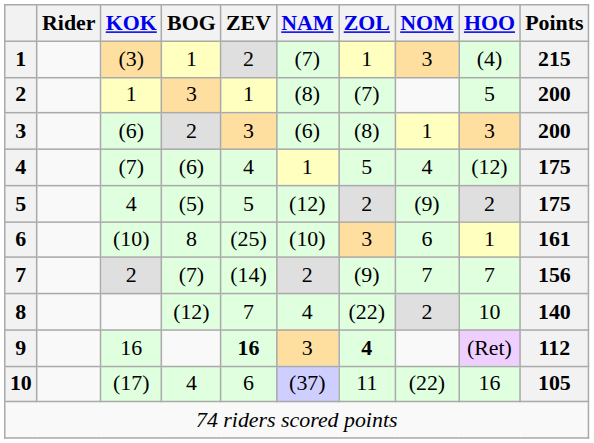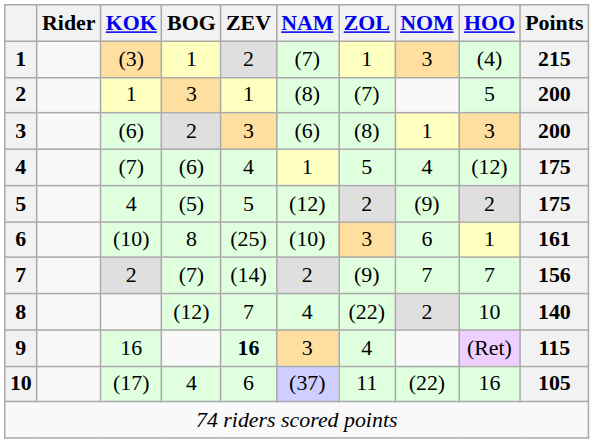(367, 347) bold -> (367, 347) normal
(554, 347) 112 -> (554, 347) 115
